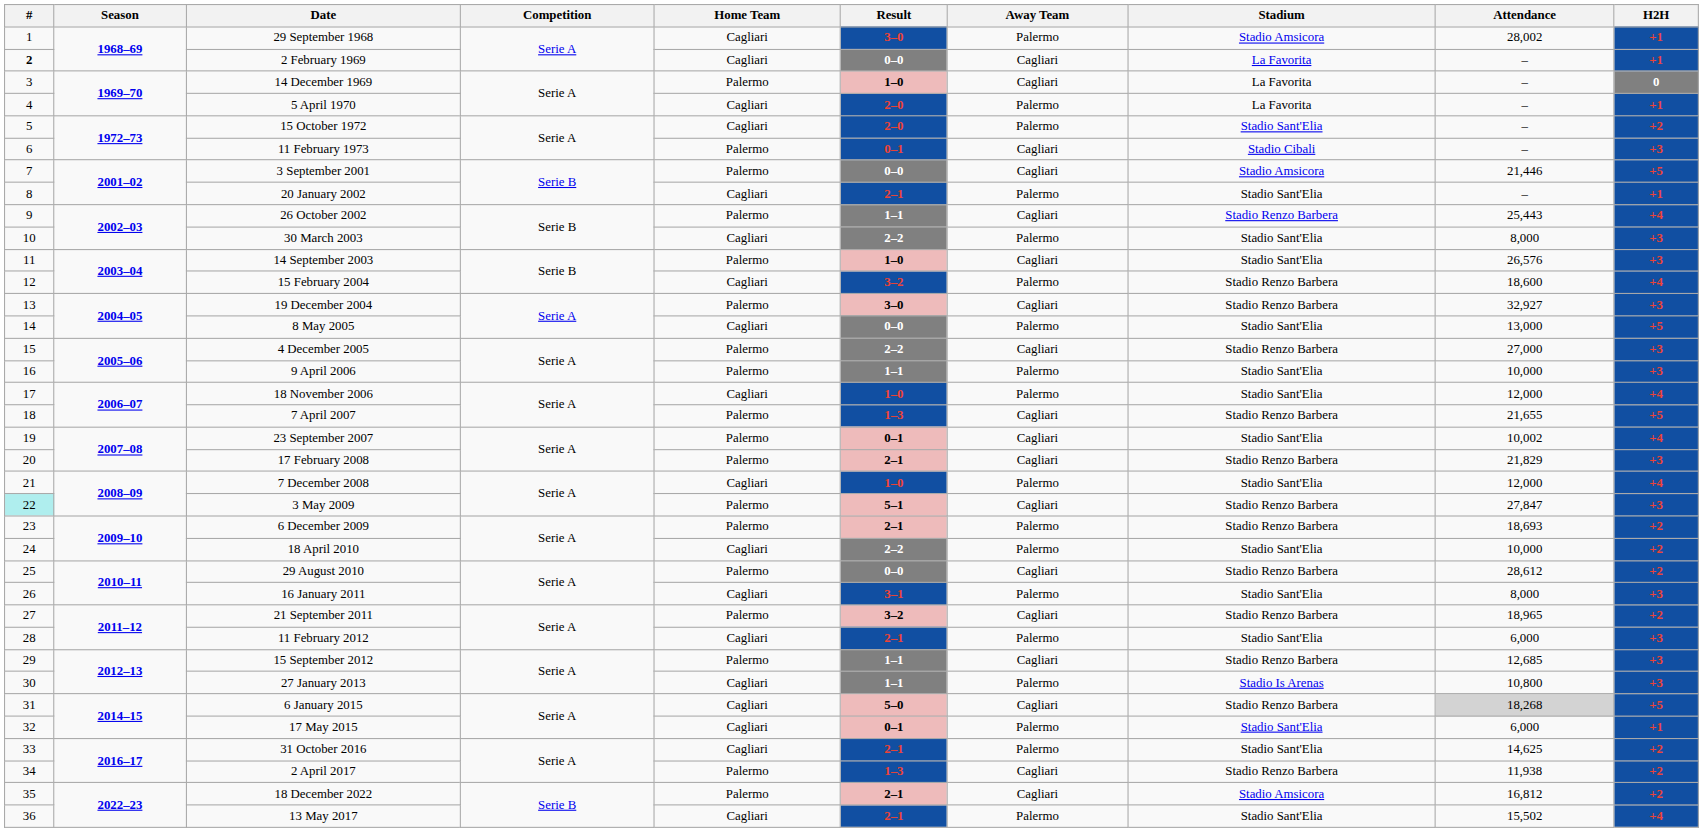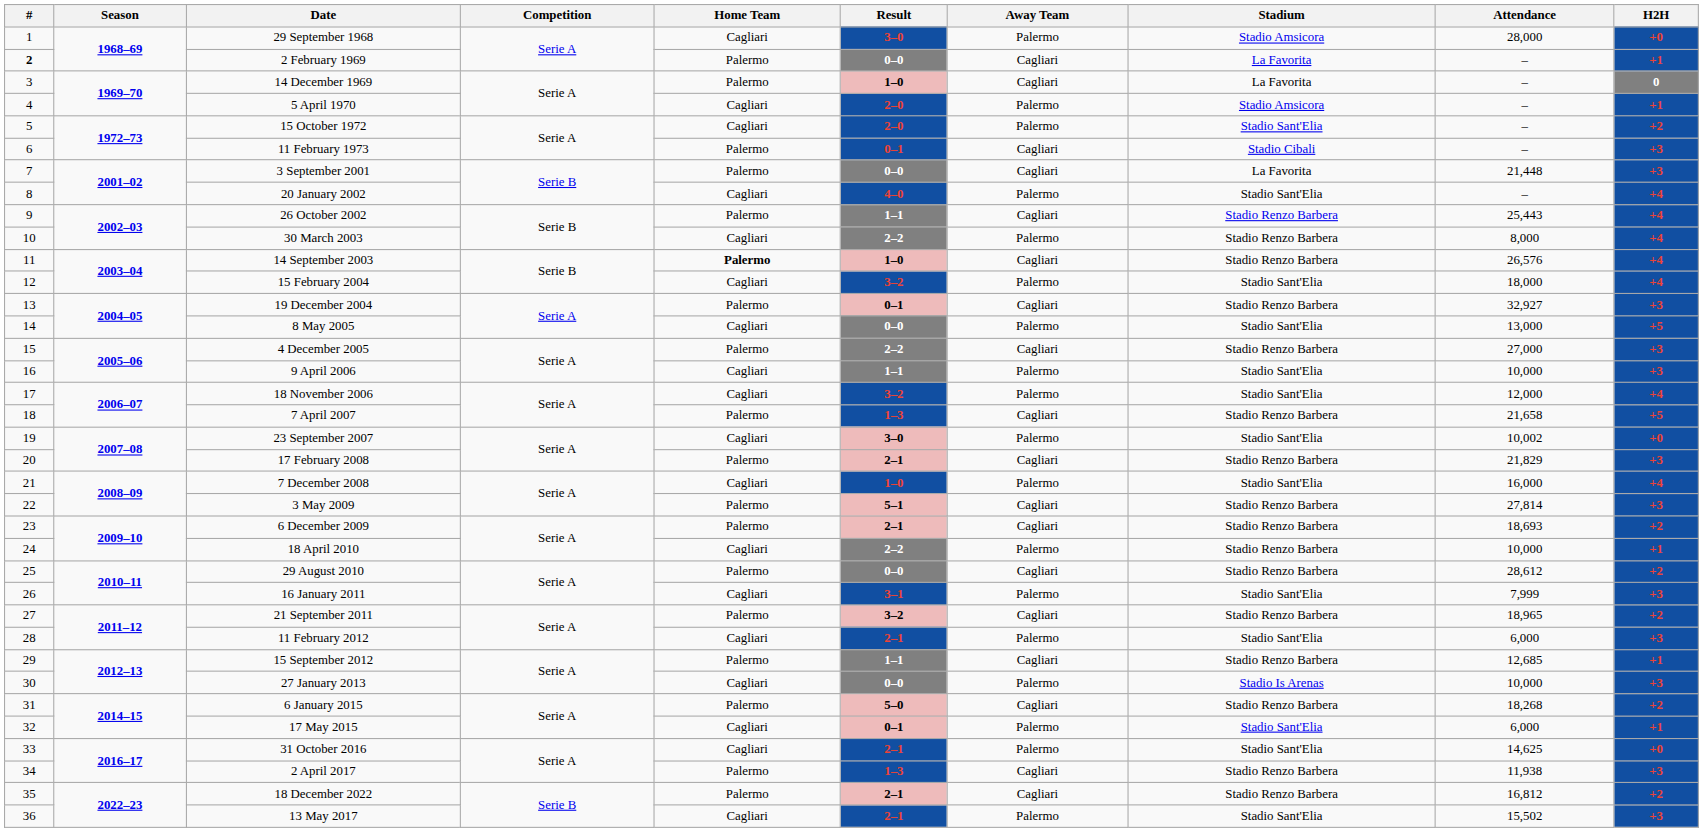(1525, 37) 28,002 -> (1525, 37) 28,000
(1656, 37) +1 -> (1656, 37) +0
(747, 60) Cagliari -> (747, 60) Palermo
(1282, 104) La Favorita -> (1282, 104) Stadio Amsicora
(1282, 171) Stadio Amsicora -> (1282, 171) La Favorita
(1525, 171) 21,446 -> (1525, 171) 21,448
(1656, 171) +5 -> (1656, 171) +3
(894, 193) 2–1 -> (894, 193) 4–0
(1656, 193) +1 -> (1656, 193) +4
(1282, 237) Stadio Sant'Elia -> (1282, 237) Stadio Renzo Barbera
(1656, 237) +3 -> (1656, 237) +4
(747, 260) normal -> (747, 260) bold
(1282, 260) Stadio Sant'Elia -> (1282, 260) Stadio Renzo Barbera
(1656, 260) +3 -> (1656, 260) +4
(1282, 282) Stadio Renzo Barbera -> (1282, 282) Stadio Sant'Elia
(1525, 282) 18,600 -> (1525, 282) 18,000
(894, 304) 3–0 -> (894, 304) 0–1
(747, 371) Palermo -> (747, 371) Cagliari
(894, 393) 1–0 -> (894, 393) 3–2
(1525, 415) 21,655 -> (1525, 415) 21,658
(747, 438) Palermo -> (747, 438) Cagliari
(894, 438) 0–1 -> (894, 438) 3–0
(1037, 438) Cagliari -> (1037, 438) Palermo
(1656, 438) +4 -> (1656, 438) +0
(1525, 482) 12,000 -> (1525, 482) 16,000
(29, 504) paleturquoise background -> (29, 504) no background
(1525, 504) 27,847 -> (1525, 504) 27,814
(1037, 527) Palermo -> (1037, 527) Cagliari
(1282, 549) Stadio Sant'Elia -> (1282, 549) Stadio Renzo Barbera
(1656, 549) +2 -> (1656, 549) +1
(1525, 593) 8,000 -> (1525, 593) 7,999
(1656, 660) +3 -> (1656, 660) +1
(894, 682) 1–1 -> (894, 682) 0–0
(1525, 682) 10,800 -> (1525, 682) 10,000
(747, 704) Cagliari -> (747, 704) Palermo
(1525, 704) lightgrey background -> (1525, 704) no background
(1656, 704) +5 -> (1656, 704) +2
(1656, 749) +2 -> (1656, 749) +0
(1656, 771) +2 -> (1656, 771) +3
(1282, 793) Stadio Amsicora -> (1282, 793) Stadio Renzo Barbera
(1656, 816) +4 -> (1656, 816) +3
